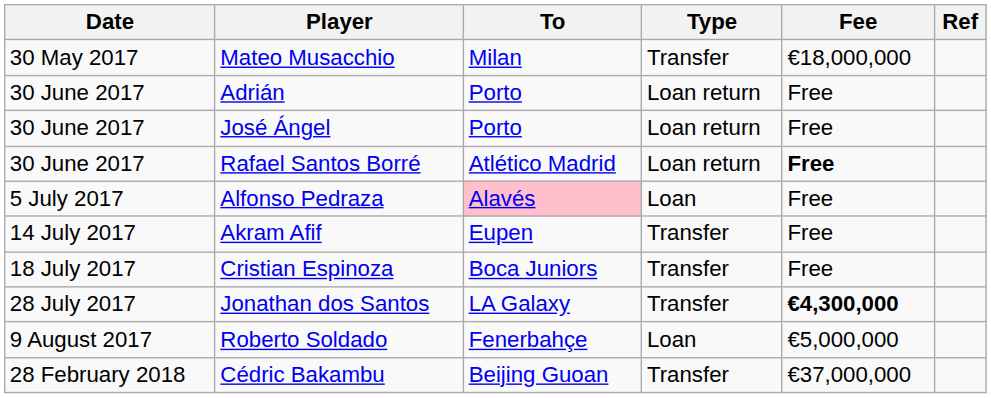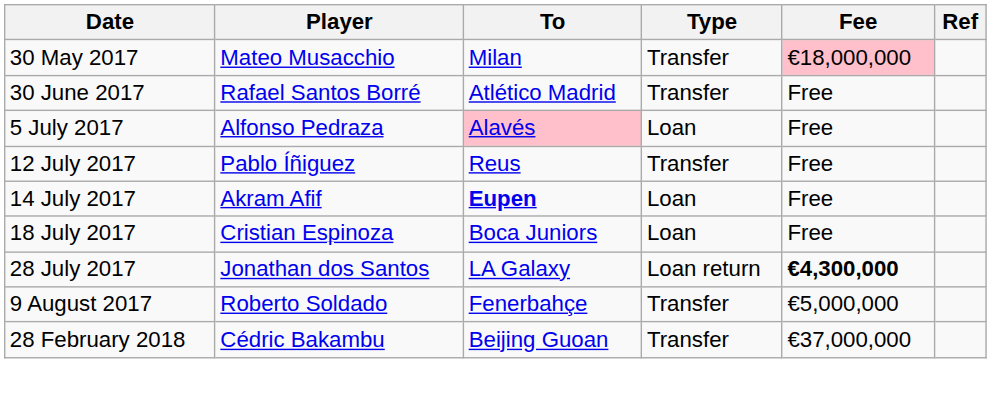(849, 57) no background -> (849, 57) pink background
- row: (252, 92)
- row: (275, 127)
(704, 163) Loan return -> (688, 92) Transfer
(811, 163) bold -> (810, 92) normal
+ row: (288, 163)
(501, 233) normal -> (503, 198) bold
(688, 233) Transfer -> (672, 198) Loan
(688, 269) Transfer -> (672, 233) Loan
(688, 304) Transfer -> (704, 269) Loan return
(672, 339) Loan -> (688, 304) Transfer
